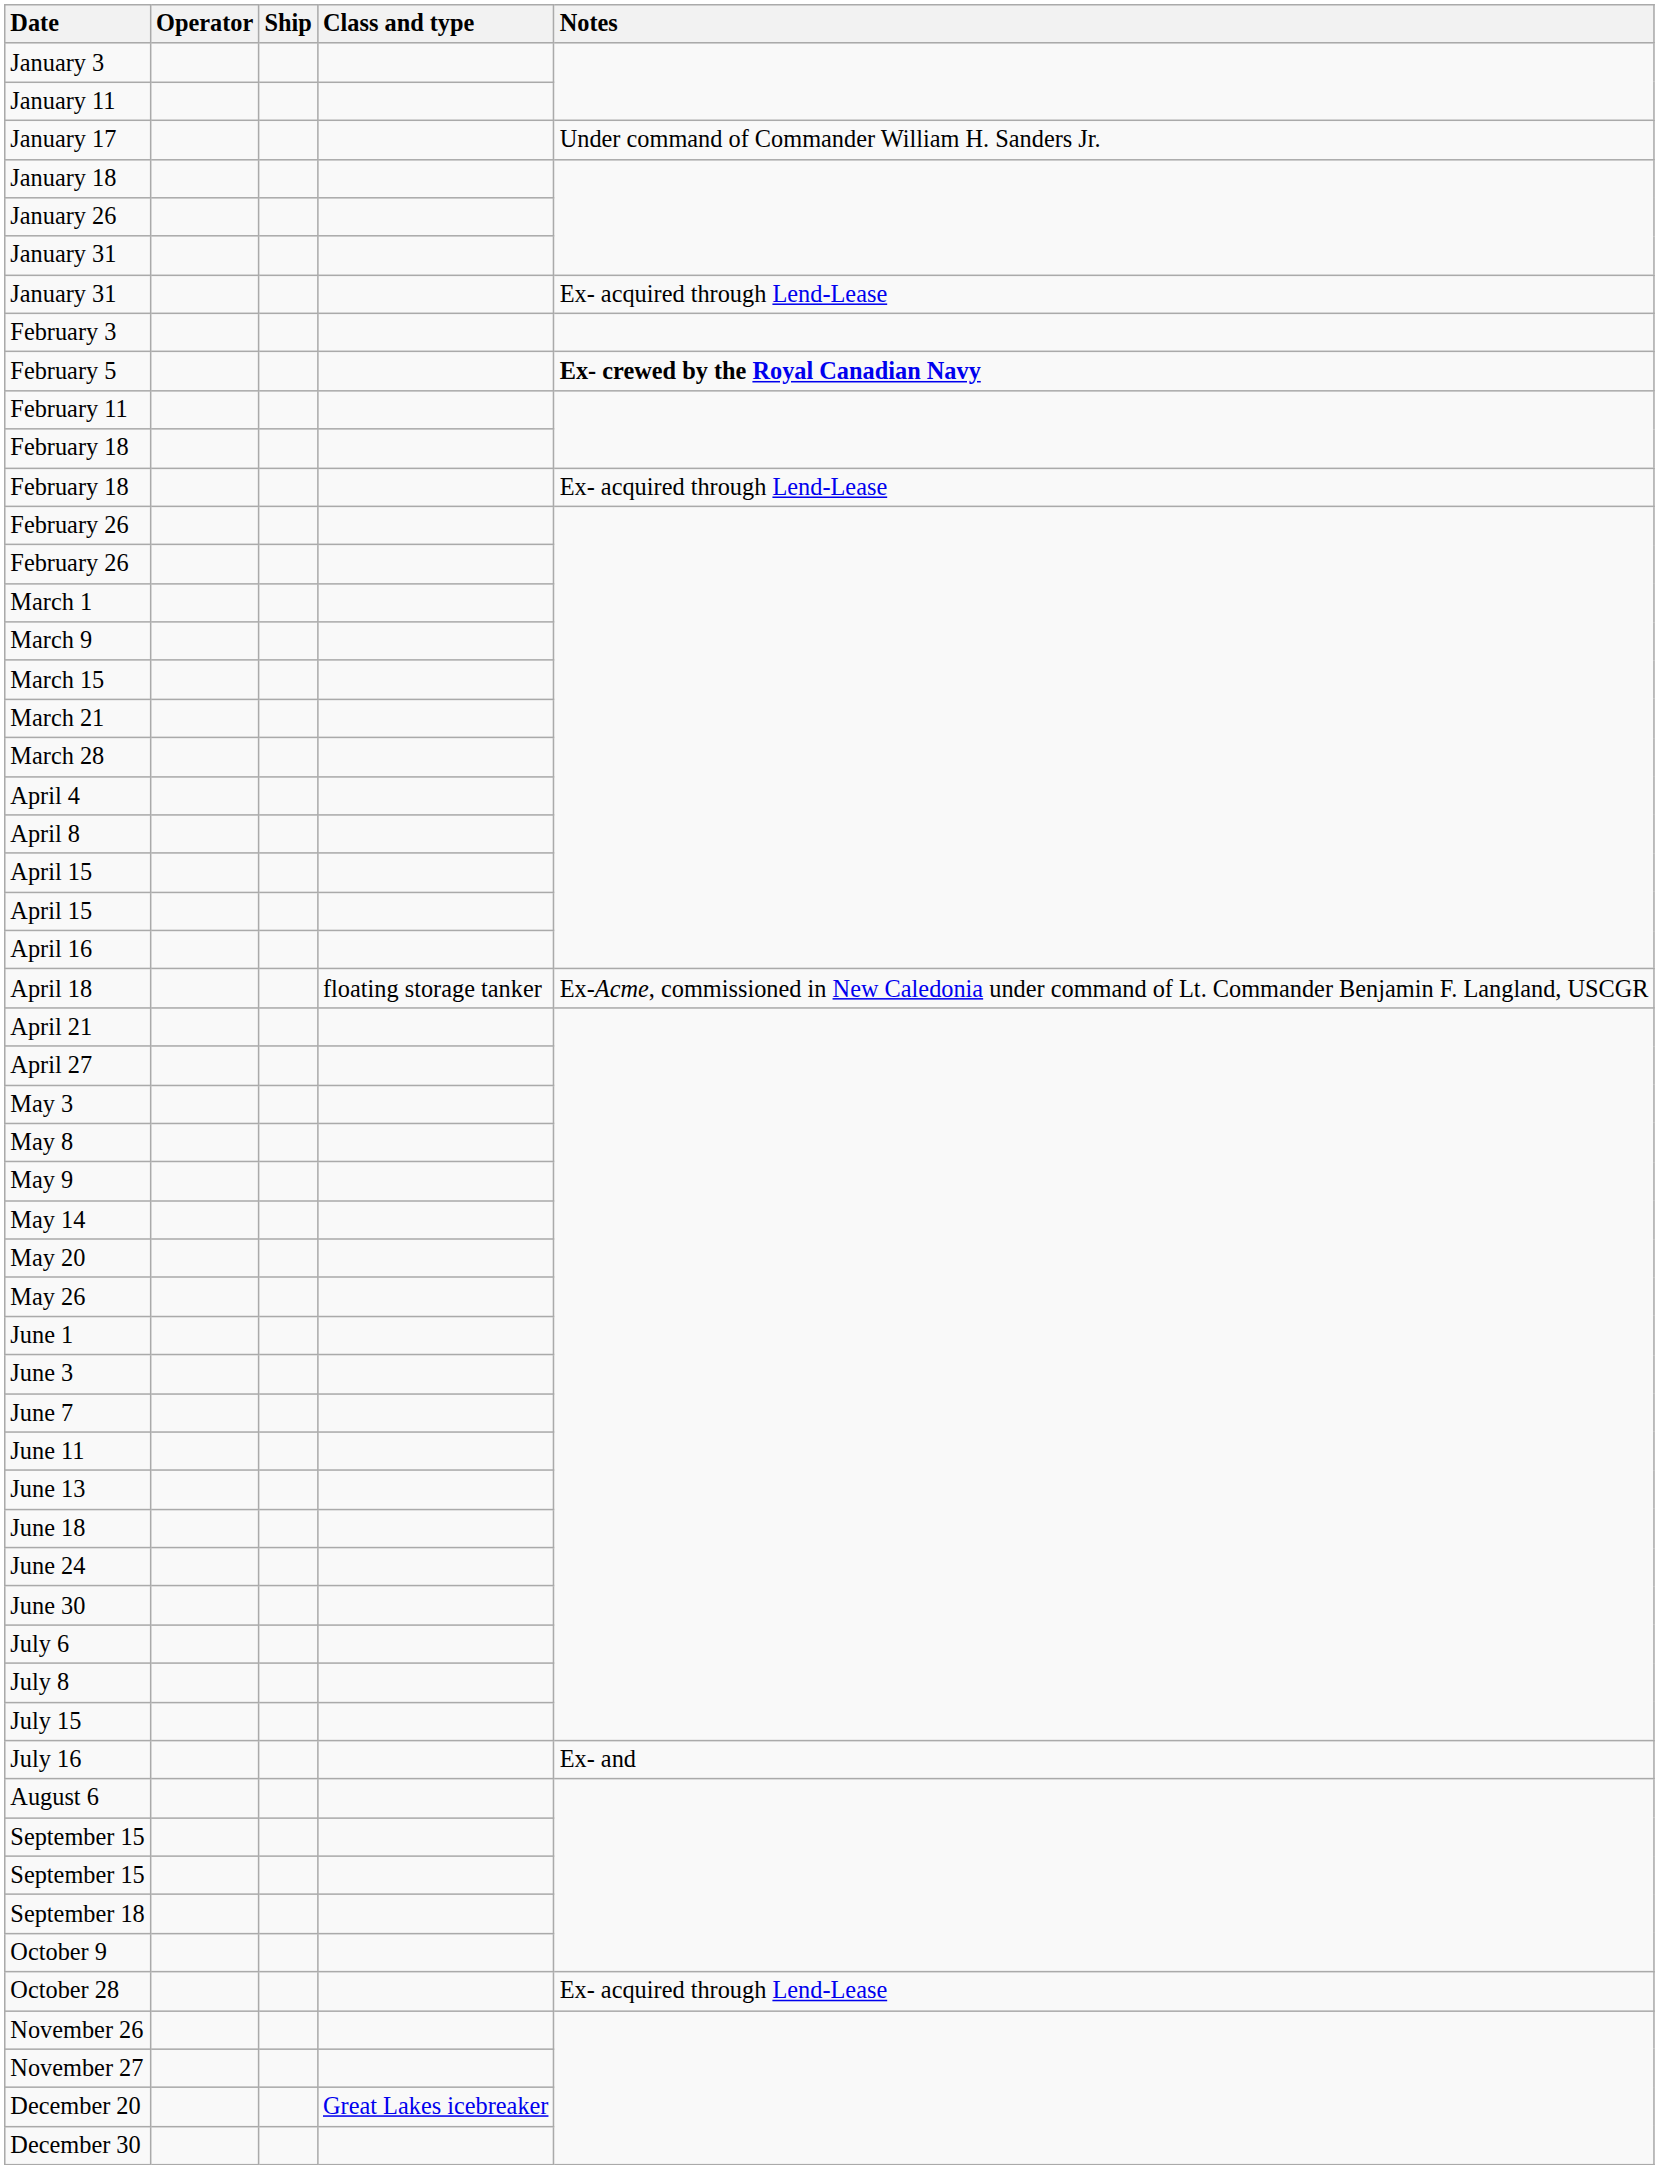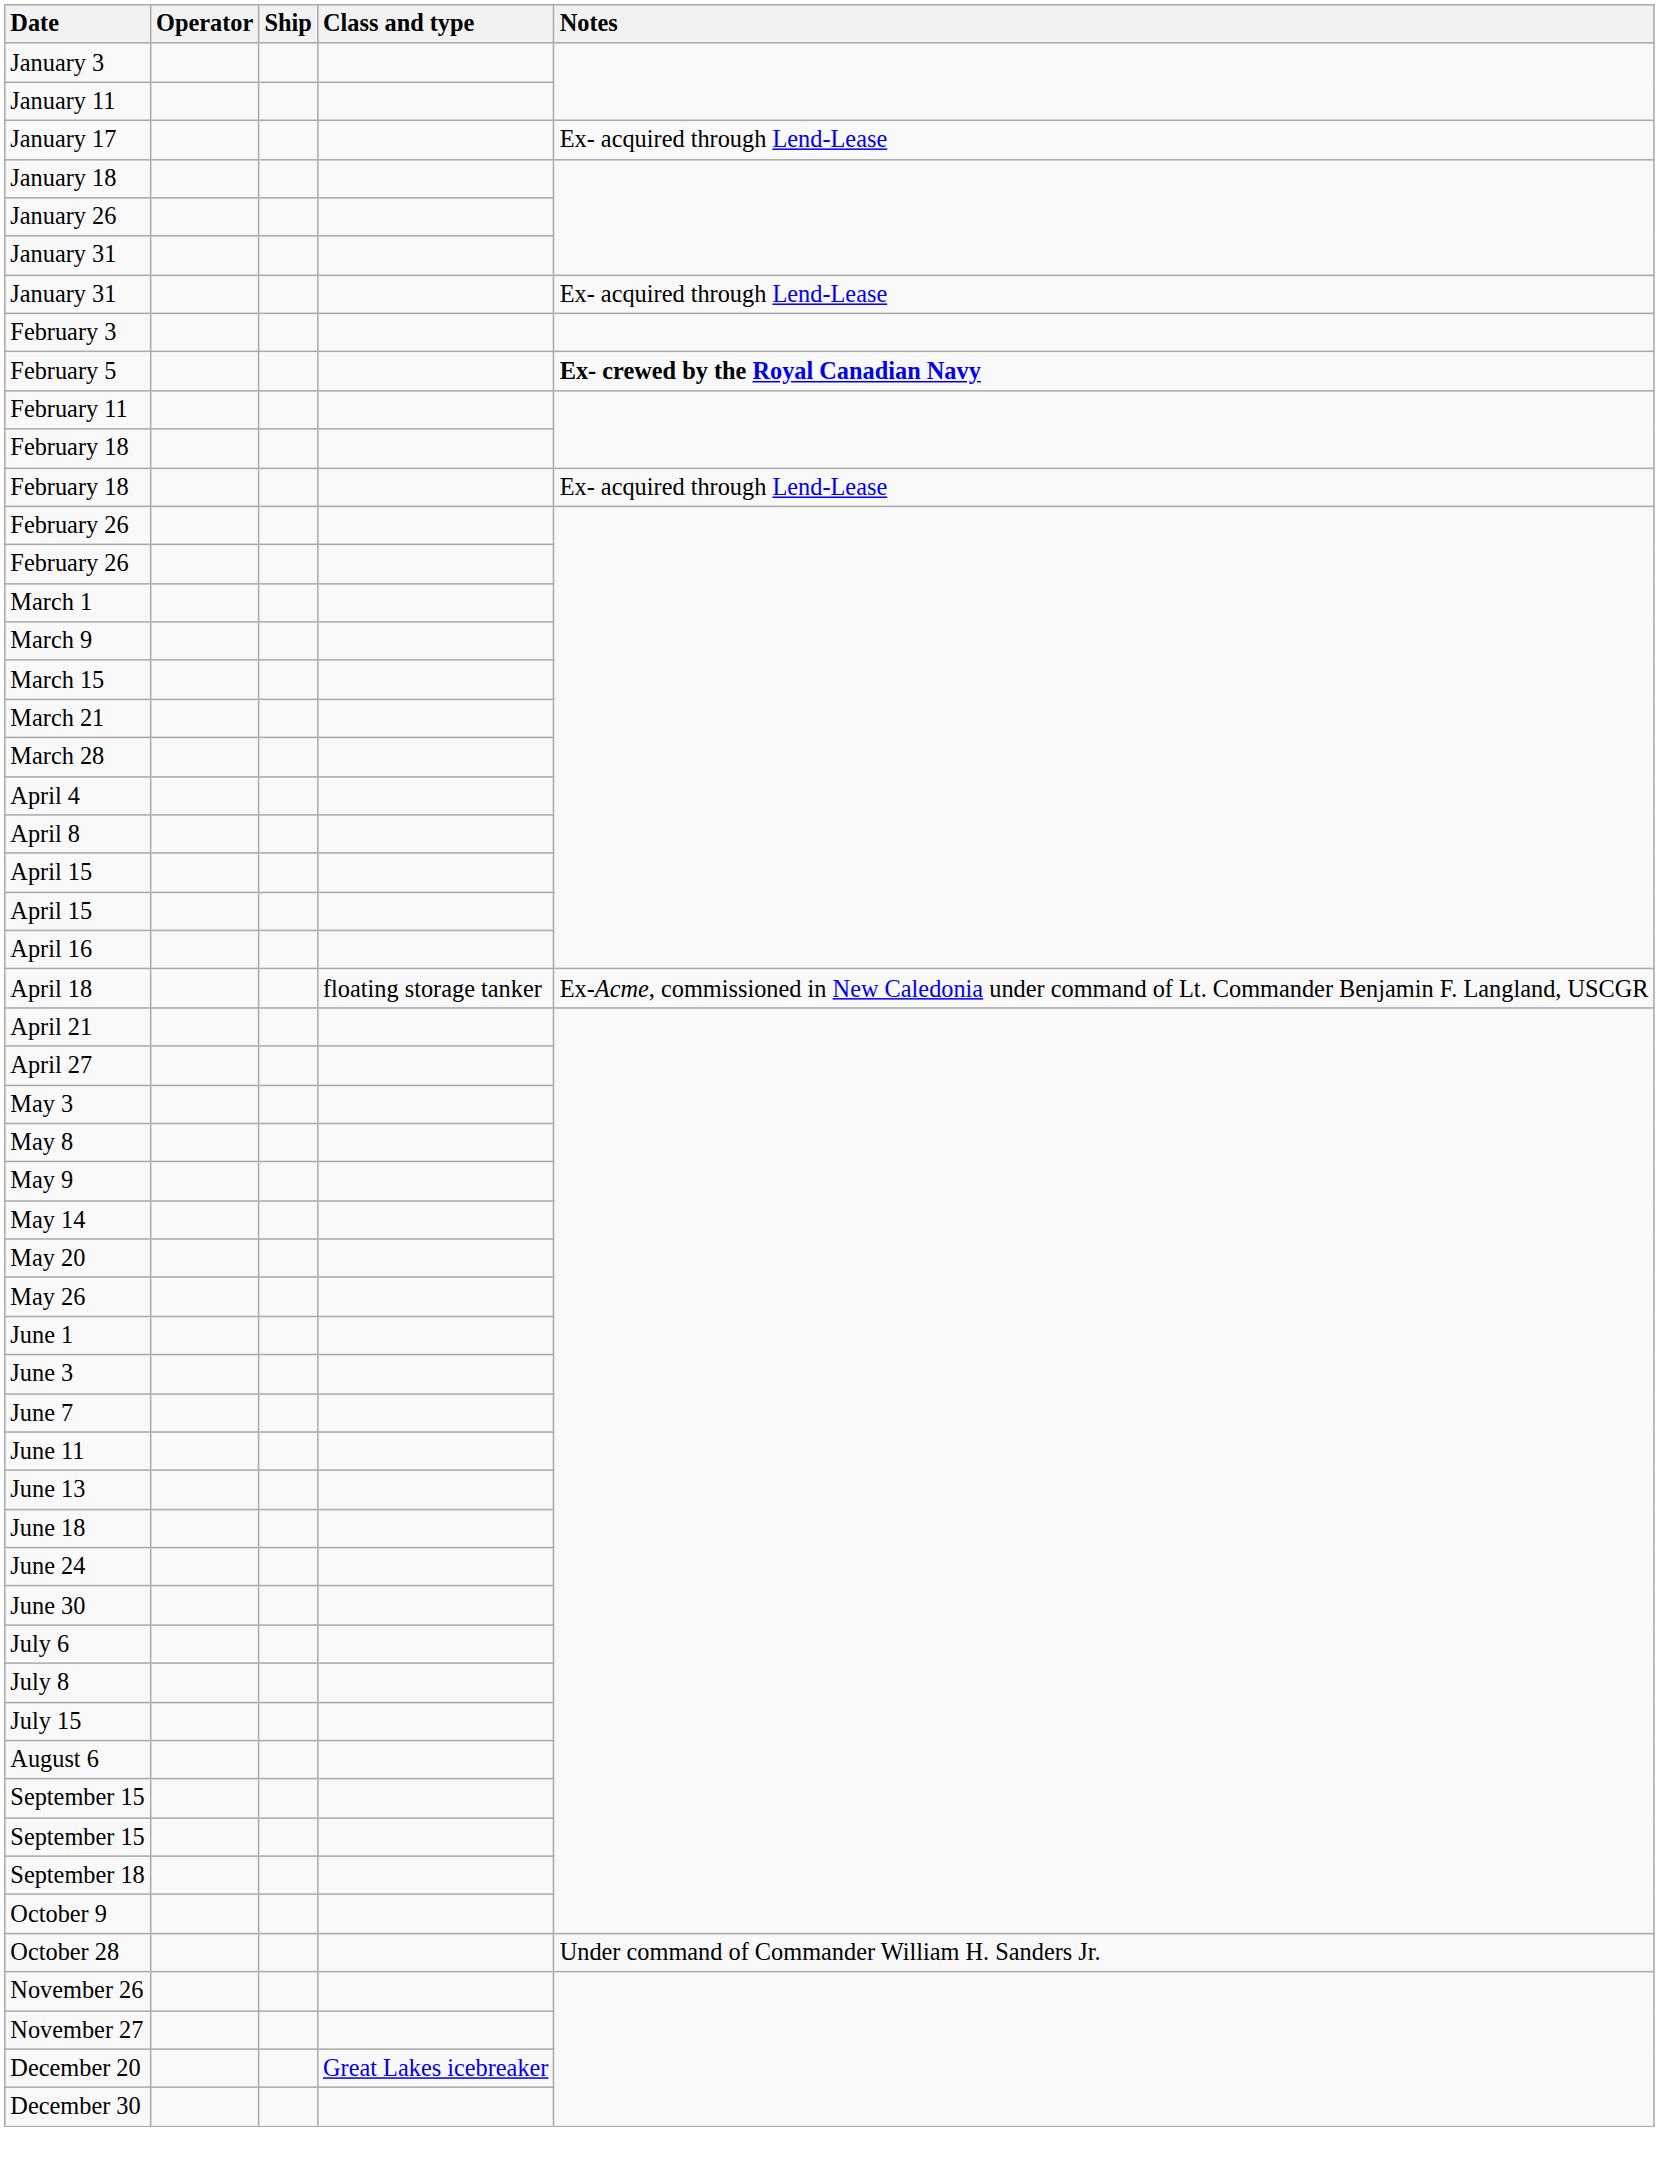(830, 139) Under command of Commander William H. Sanders Jr. -> (723, 139) Ex- acquired through Lend-Lease
- row: (46, 1759)
(723, 1990) Ex- acquired through Lend-Lease -> (830, 1952) Under command of Commander William H. Sanders Jr.
